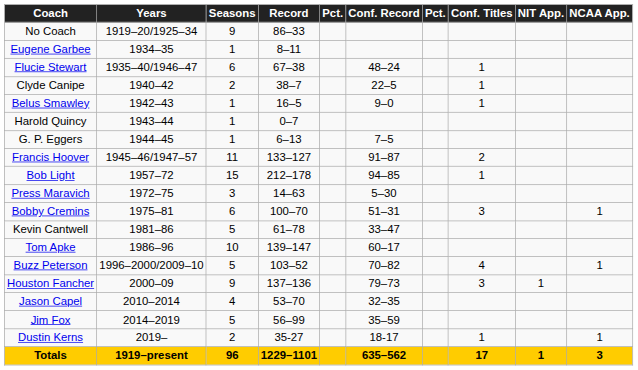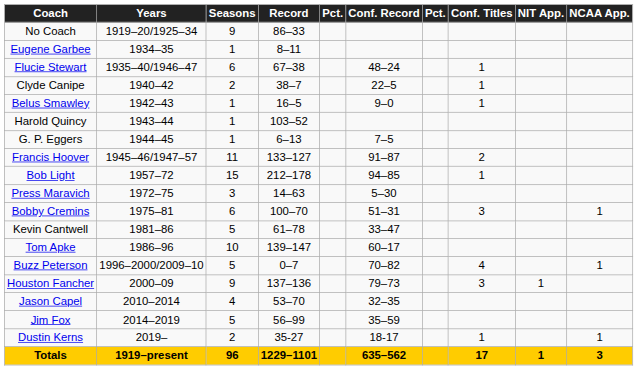(289, 121) 0–7 -> (289, 121) 103–52
(289, 265) 103–52 -> (289, 265) 0–7
